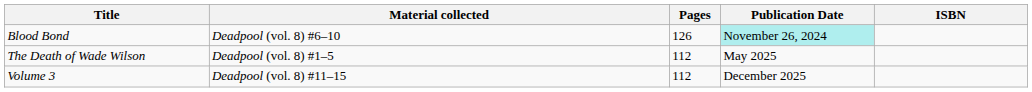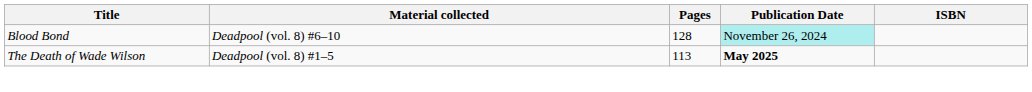(682, 35) 126 -> (682, 35) 128
(682, 55) 112 -> (682, 55) 113
(750, 55) normal -> (751, 55) bold
- row: (31, 76)
